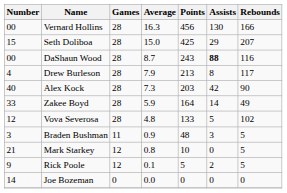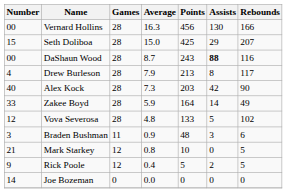(243, 134) 5 -> (243, 134) 6
(149, 165) 0.1 -> (149, 165) 0.4
